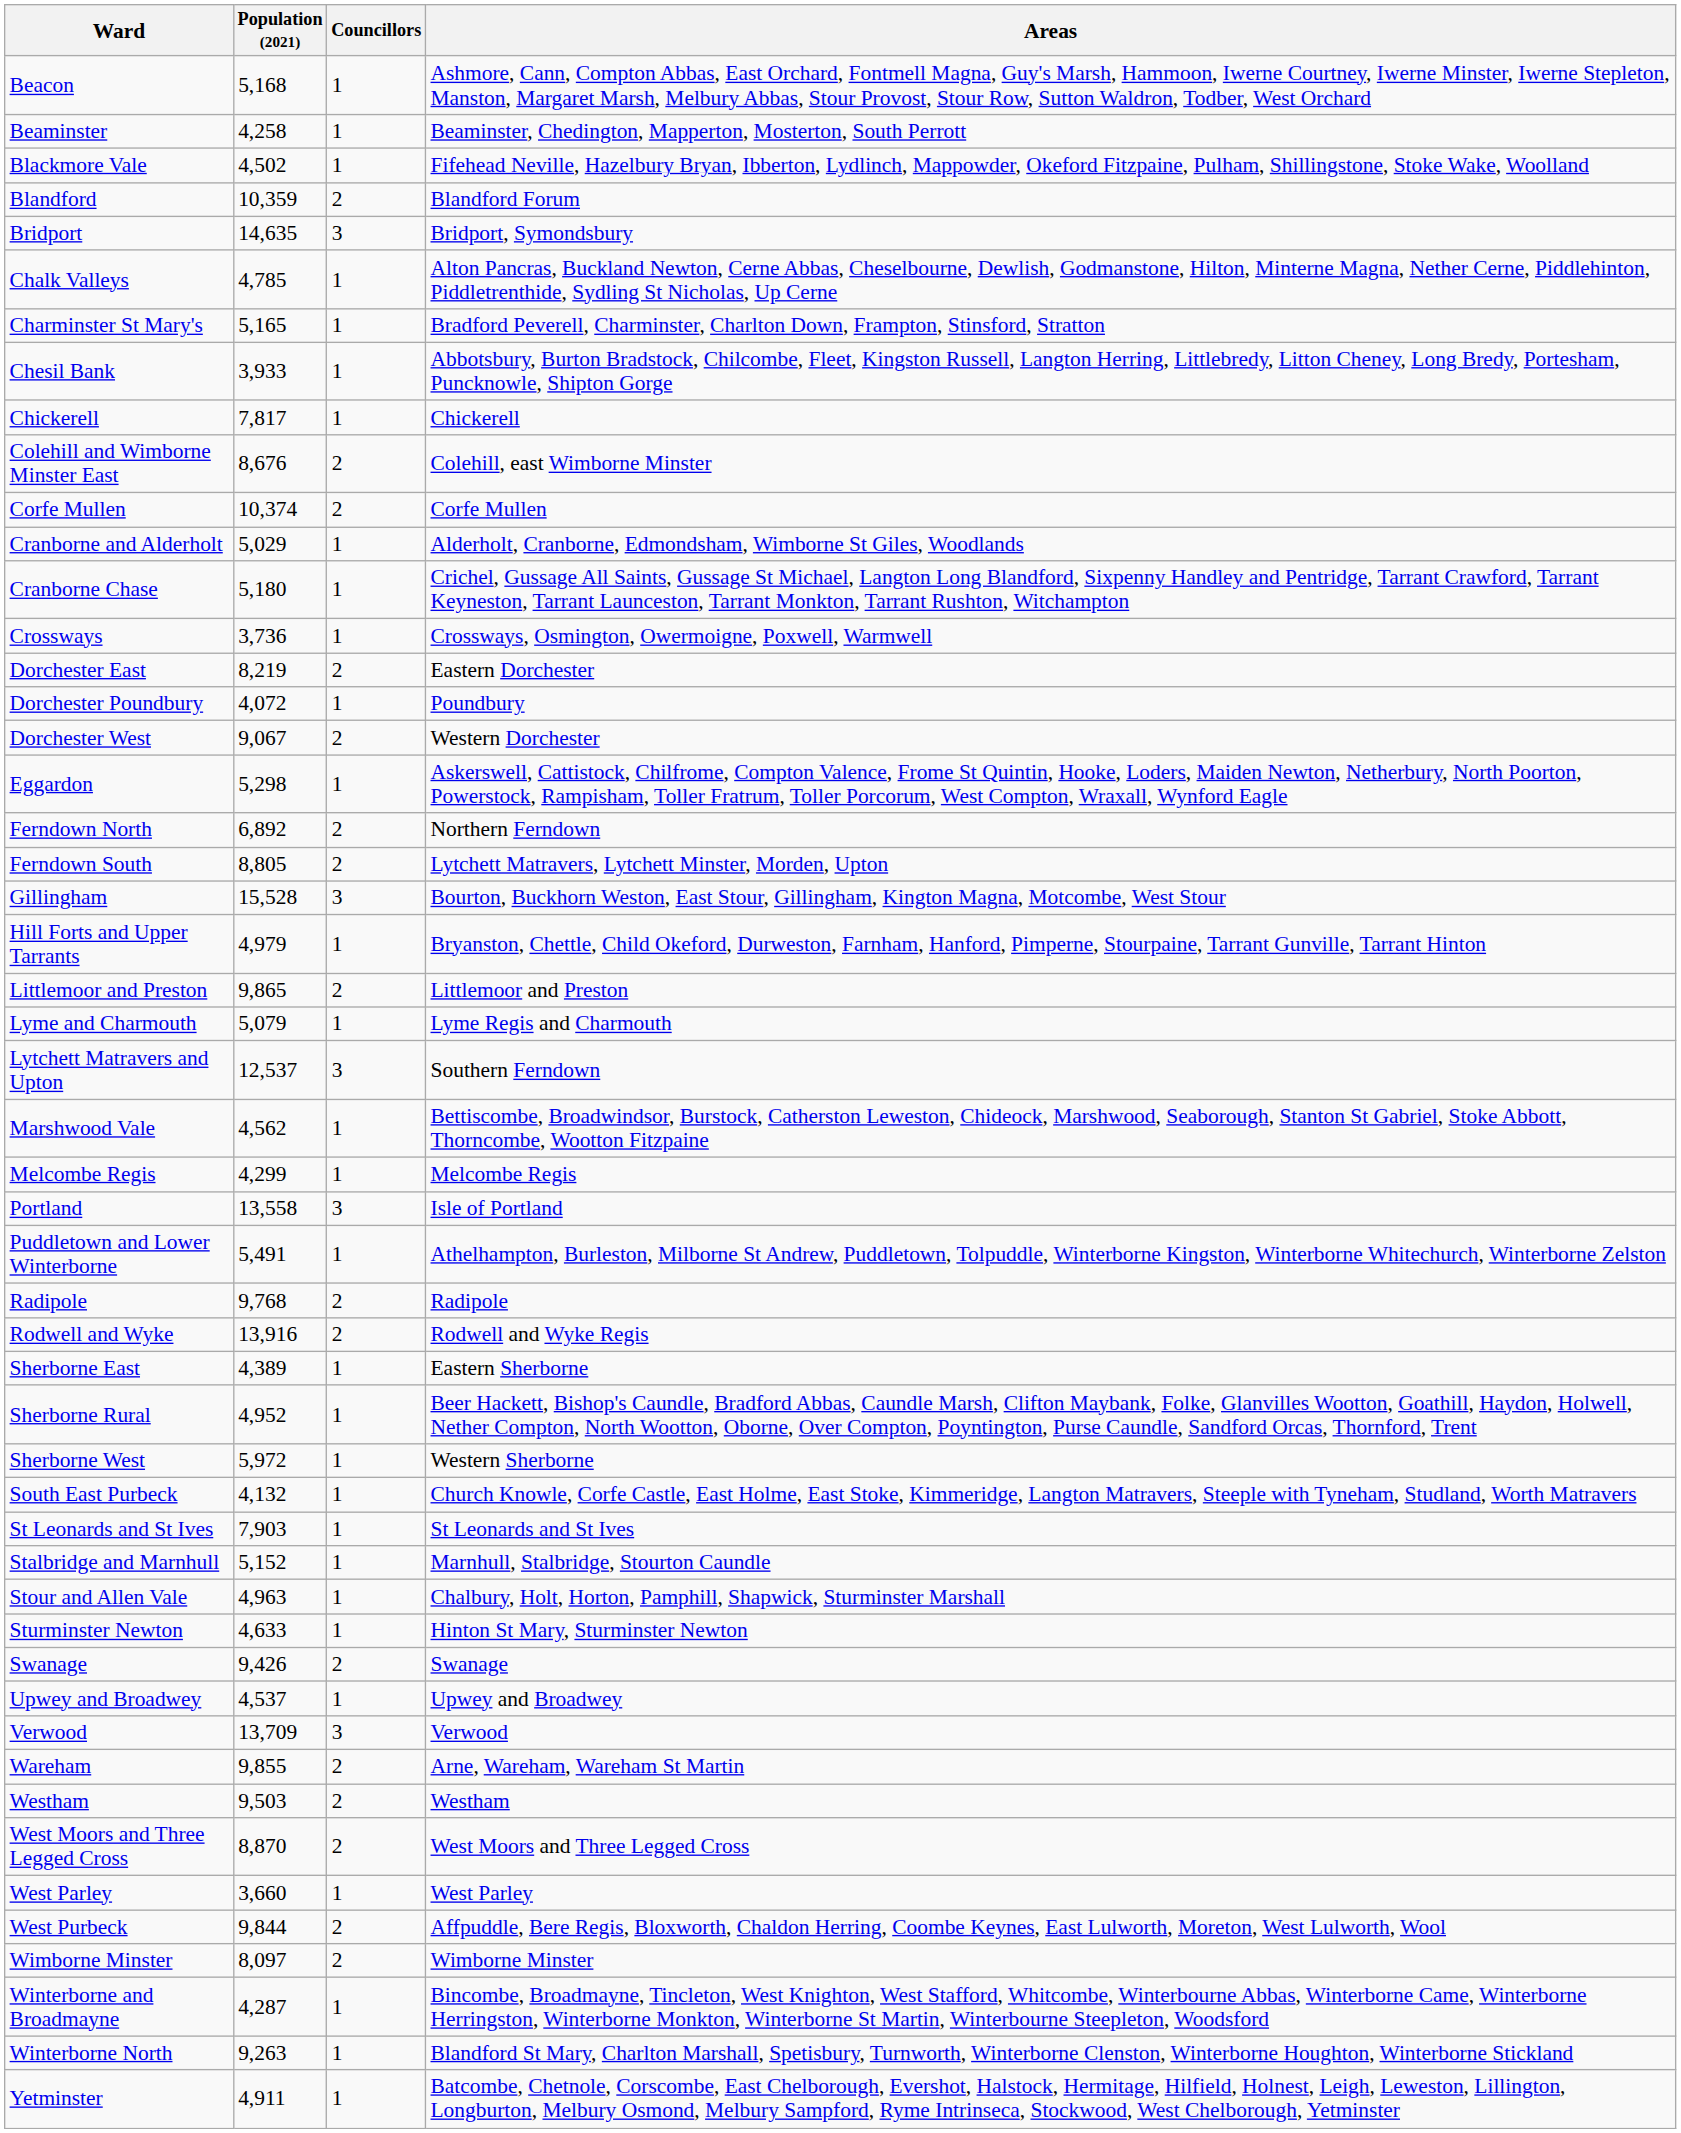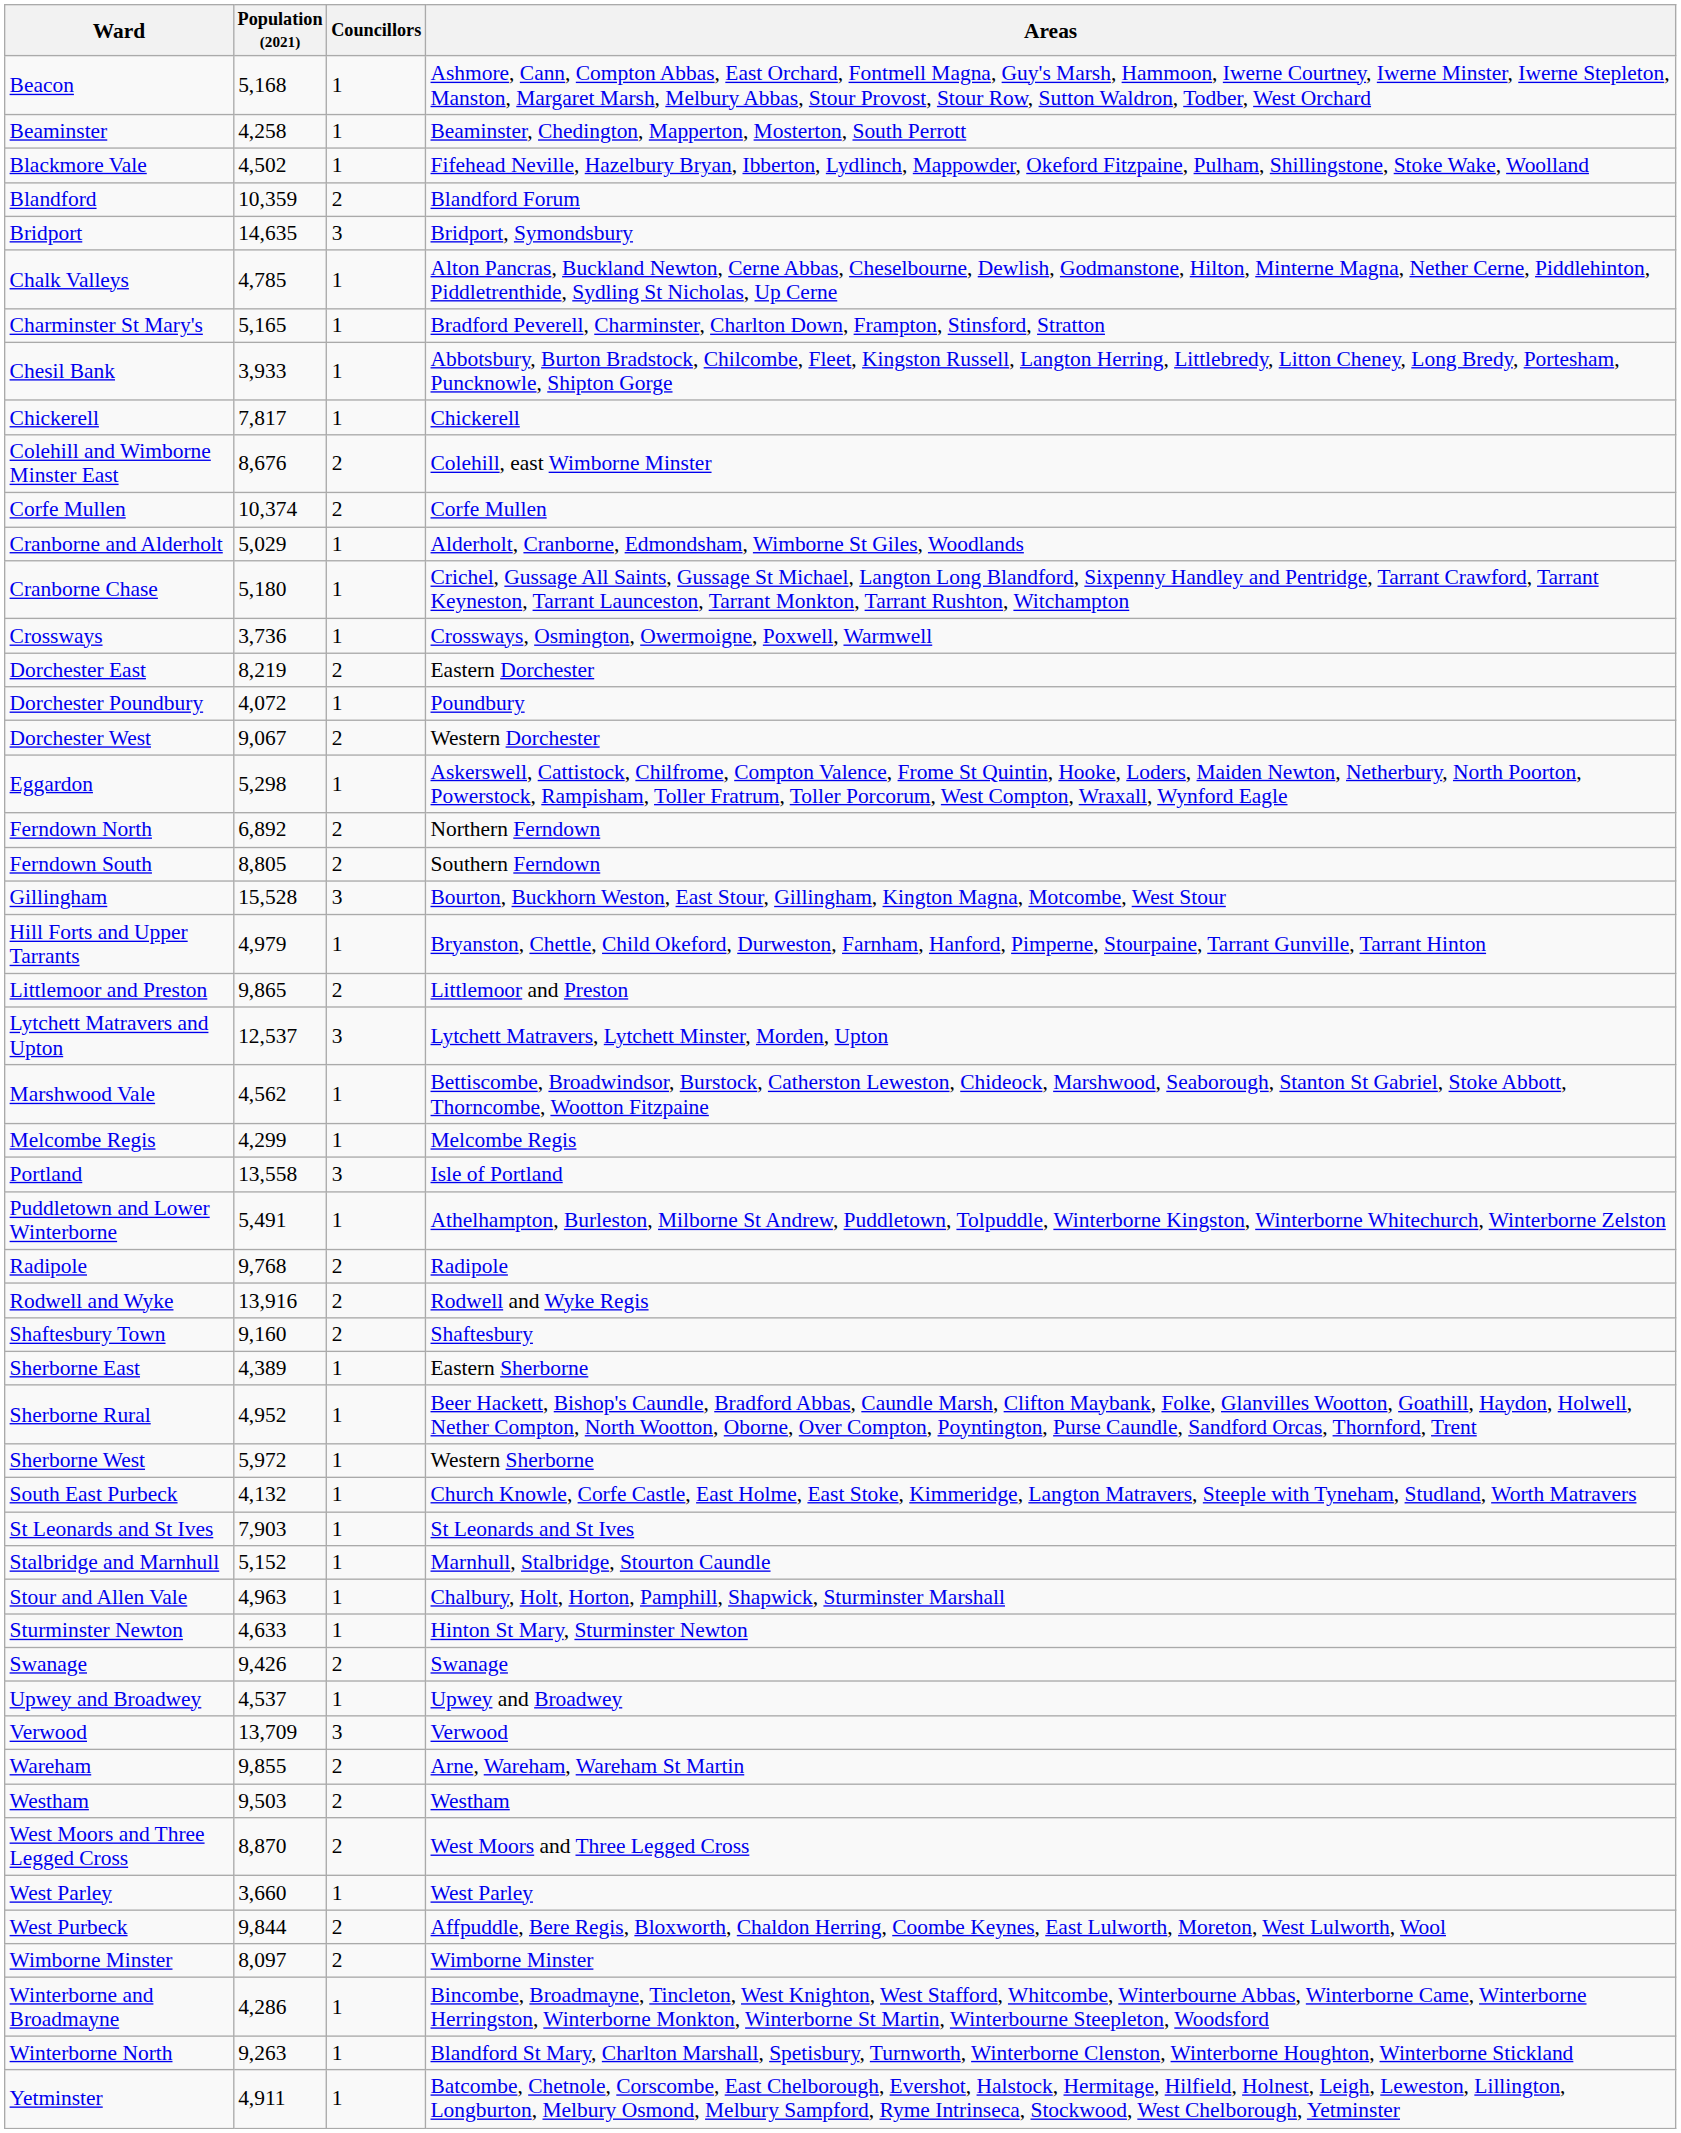(659, 863) Lytchett Matravers, Lytchett Minster, Morden, Upton -> (515, 863) Southern Ferndown
- row: (103, 1023)
(515, 1069) Southern Ferndown -> (659, 1035) Lytchett Matravers, Lytchett Minster, Morden, Upton
+ row: (88, 1334)
(262, 2006) 4,287 -> (262, 2006) 4,286
